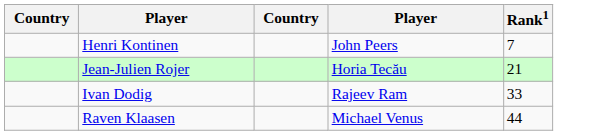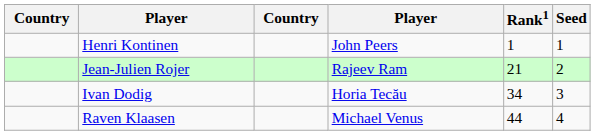+ column: (571, 18)
(511, 45) 7 -> (511, 45) 1
(369, 69) Horia Tecău -> (369, 69) Rajeev Ram
(369, 93) Rajeev Ram -> (369, 93) Horia Tecău
(514, 93) 33 -> (514, 93) 34
